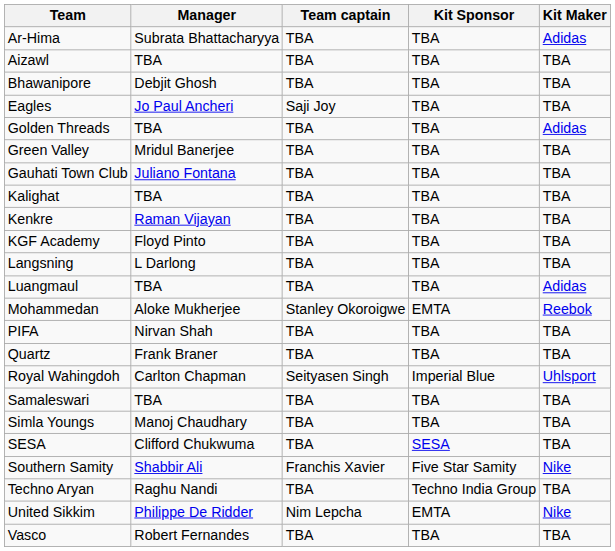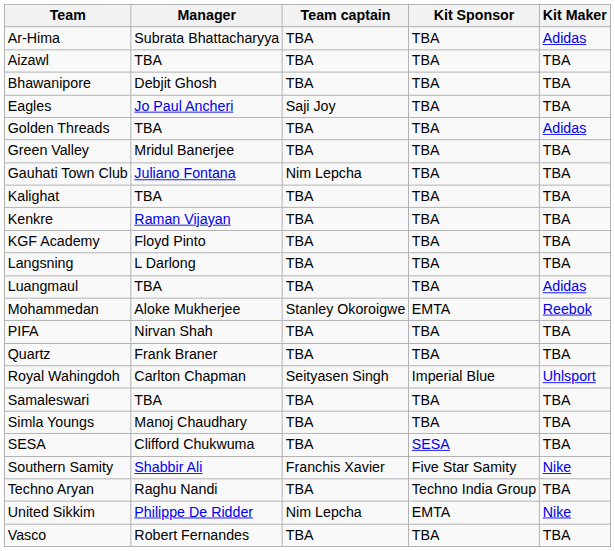(300, 173) TBA -> (324, 173) Nim Lepcha
